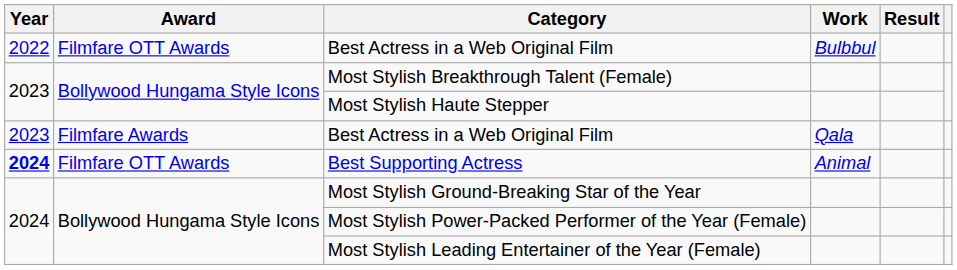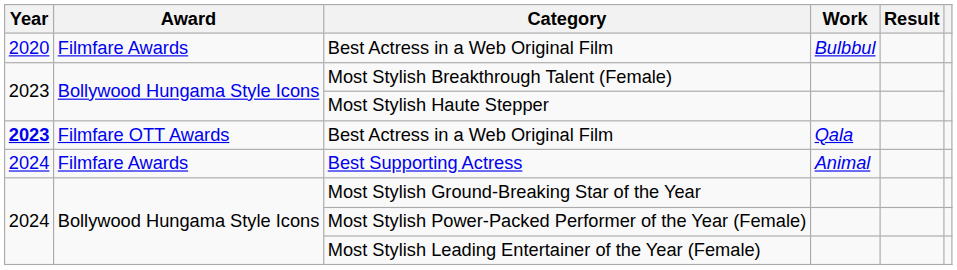(29, 47) 2022 -> (29, 47) 2020
(144, 47) Filmfare OTT Awards -> (123, 47) Filmfare Awards
(29, 134) normal -> (29, 134) bold
(123, 134) Filmfare Awards -> (144, 134) Filmfare OTT Awards
(29, 163) bold -> (29, 163) normal
(144, 163) Filmfare OTT Awards -> (123, 163) Filmfare Awards
